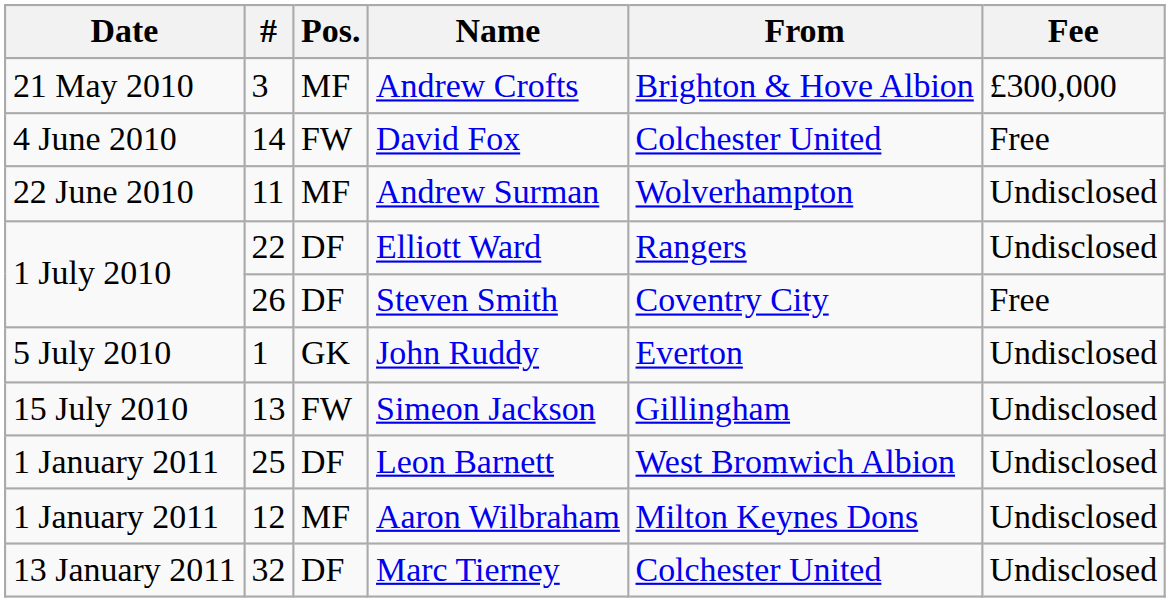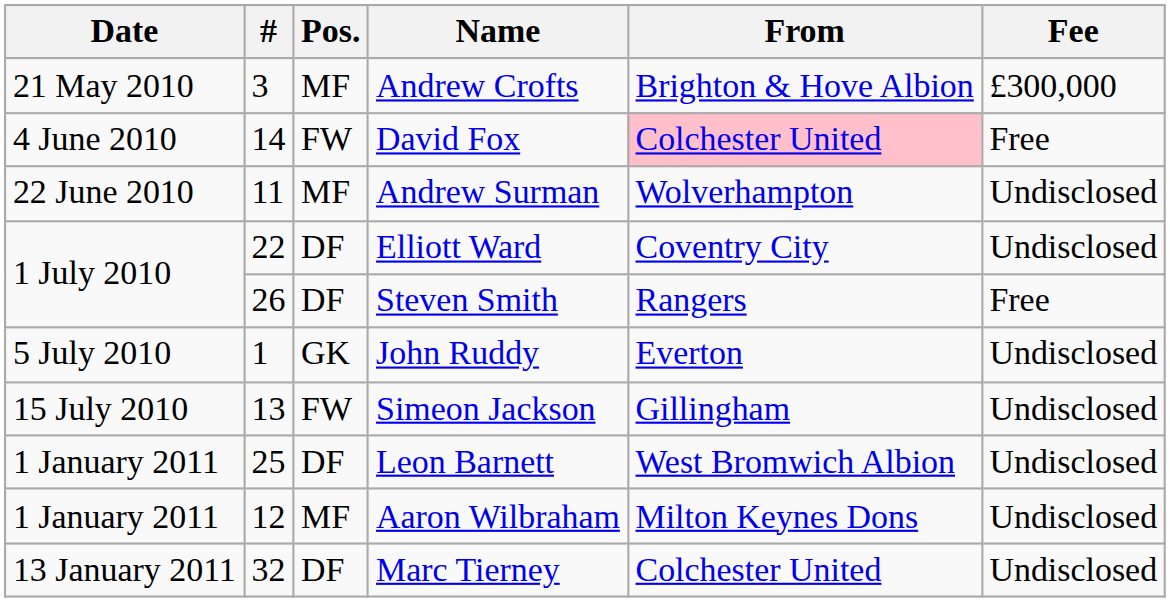(758, 138) no background -> (758, 138) pink background
(691, 246) Rangers -> (732, 246) Coventry City
(732, 300) Coventry City -> (691, 300) Rangers
